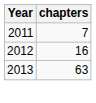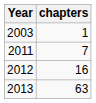+ row: (20, 32)
